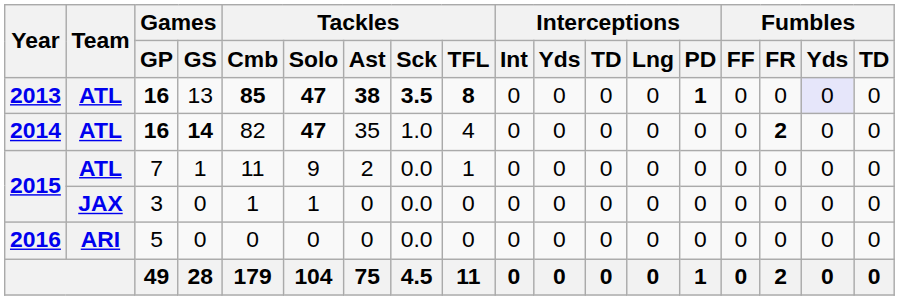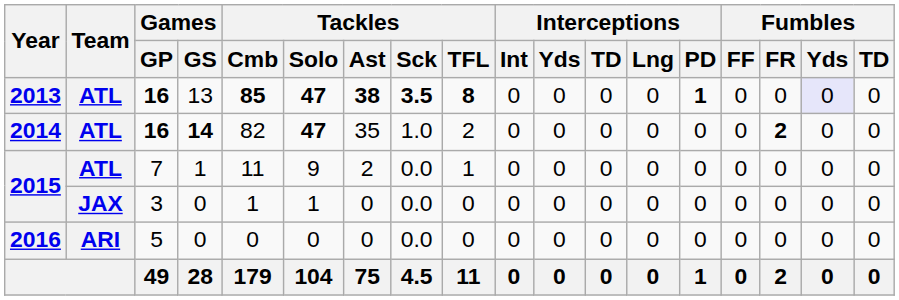(468, 131) 4 -> (468, 131) 2
